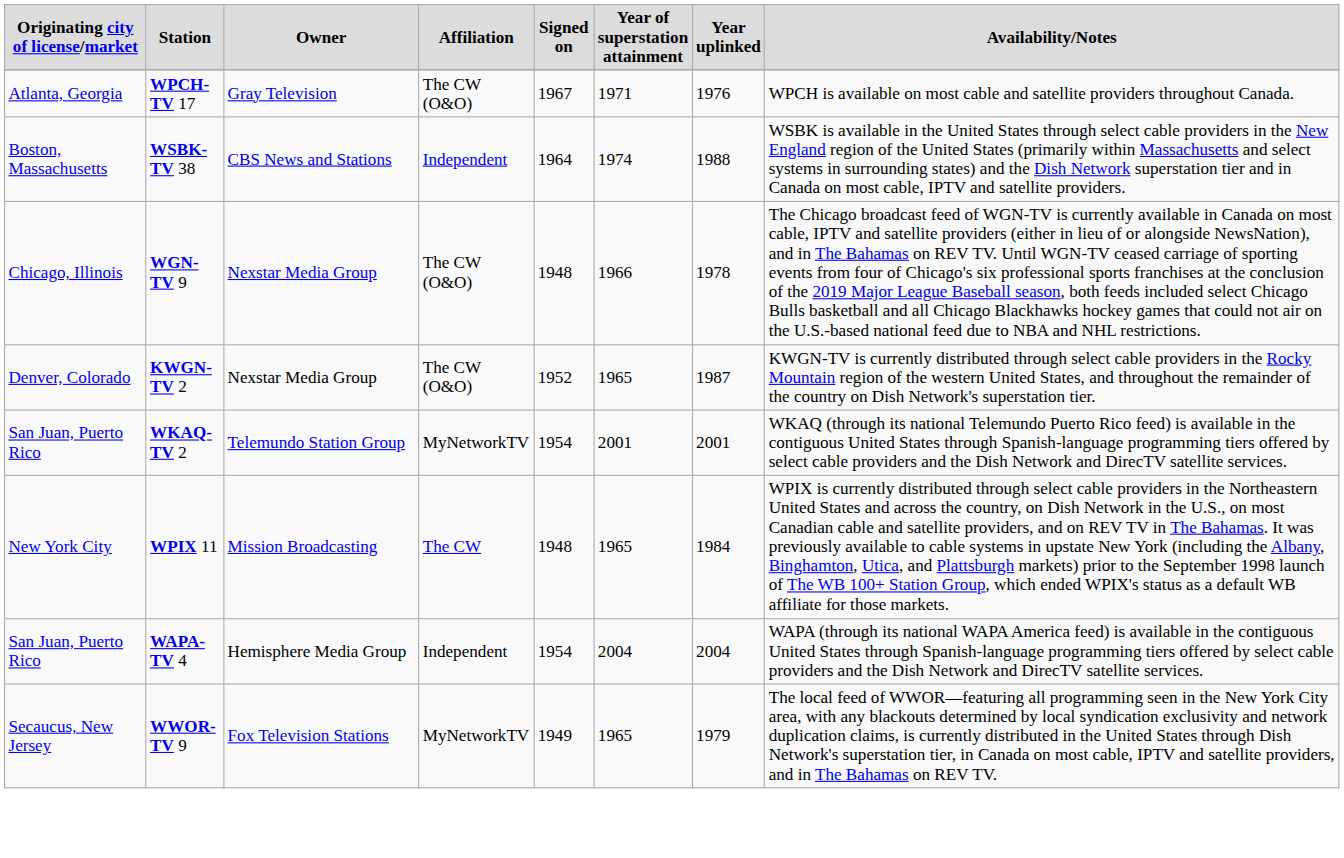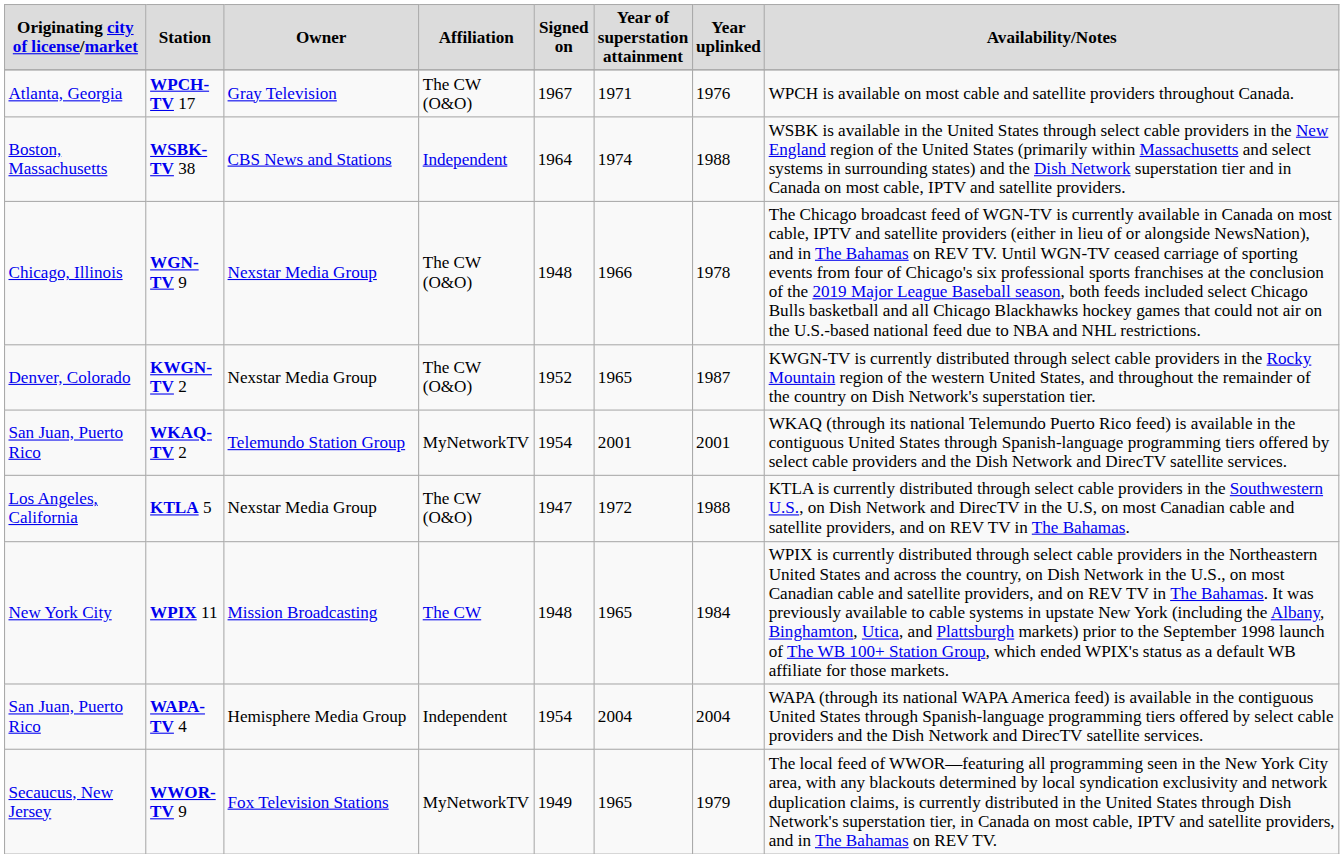+ row: (181, 508)
